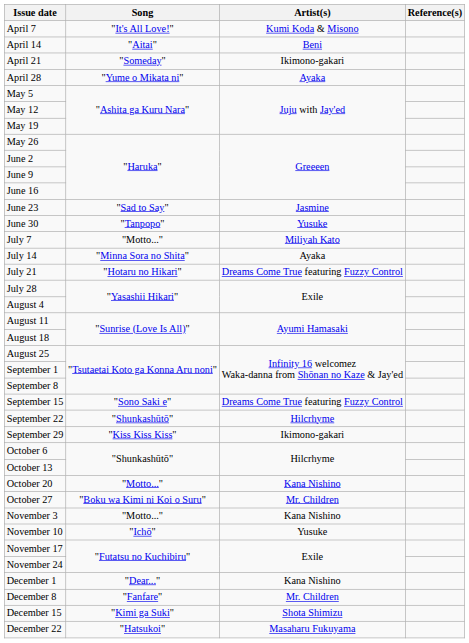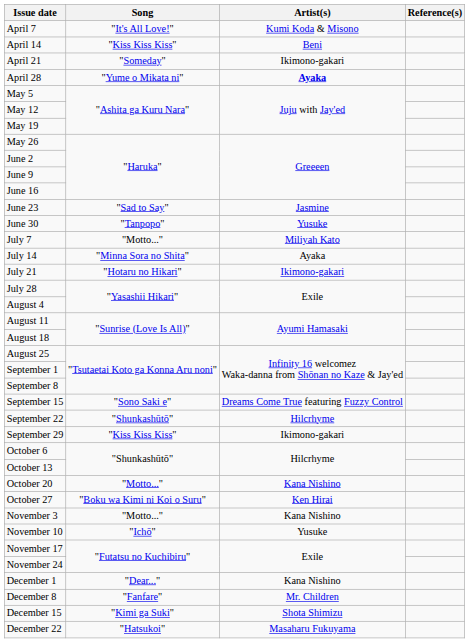(142, 45) "Aitai" -> (142, 45) "Kiss Kiss Kiss"
(312, 77) normal -> (312, 77) bold
(312, 272) Dreams Come True featuring Fuzzy Control -> (312, 272) Ikimono-gakari
(312, 499) Mr. Children -> (312, 499) Ken Hirai
